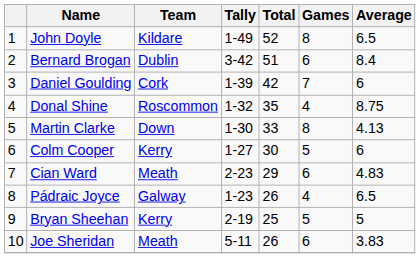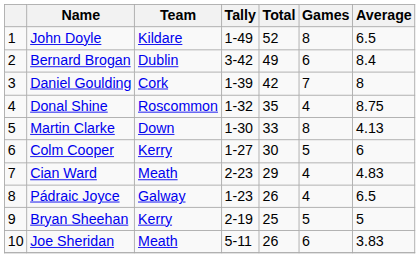(270, 60) 51 -> (270, 60) 49
(360, 83) 6 -> (360, 83) 8
(306, 173) 6 -> (306, 173) 4
